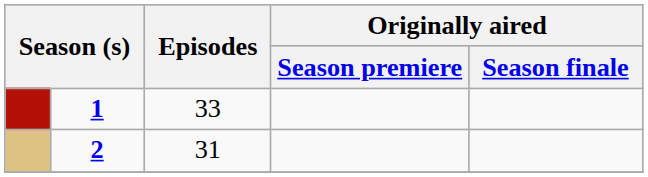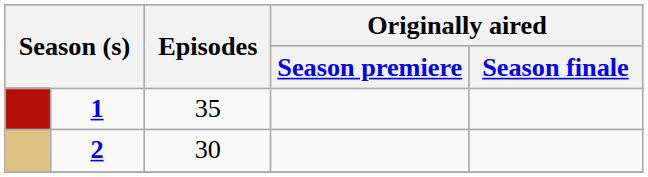(208, 108) 33 -> (208, 108) 35
(208, 150) 31 -> (208, 150) 30
